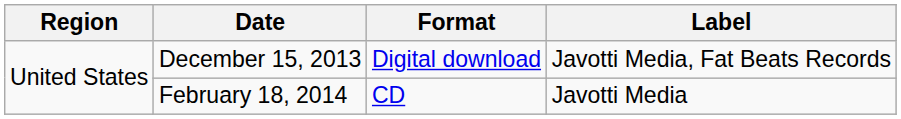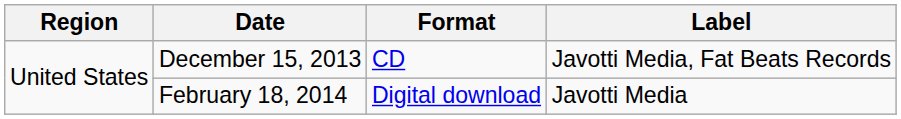(456, 59) Digital download -> (389, 59) CD
(389, 95) CD -> (456, 95) Digital download
